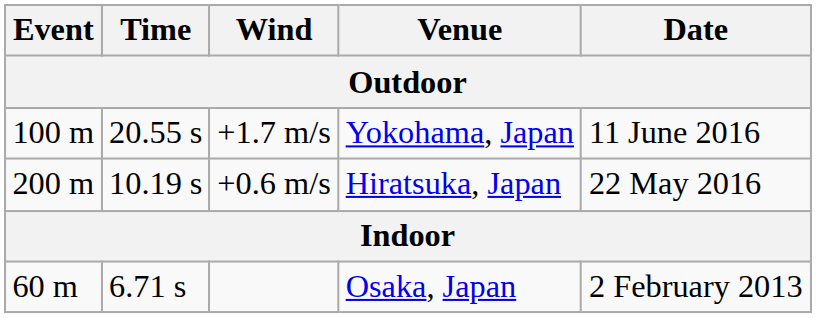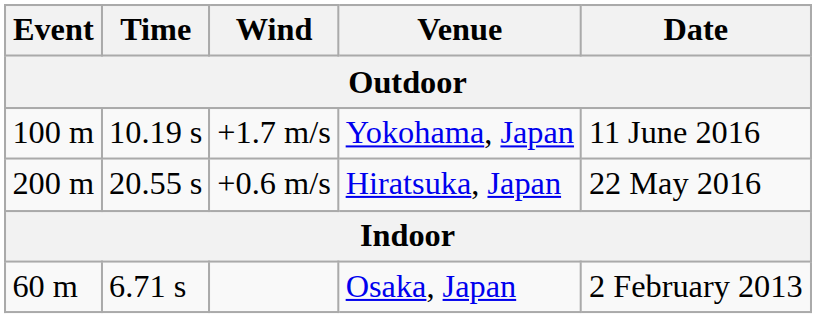(156, 132) 20.55 s -> (156, 132) 10.19 s
(156, 183) 10.19 s -> (156, 183) 20.55 s
